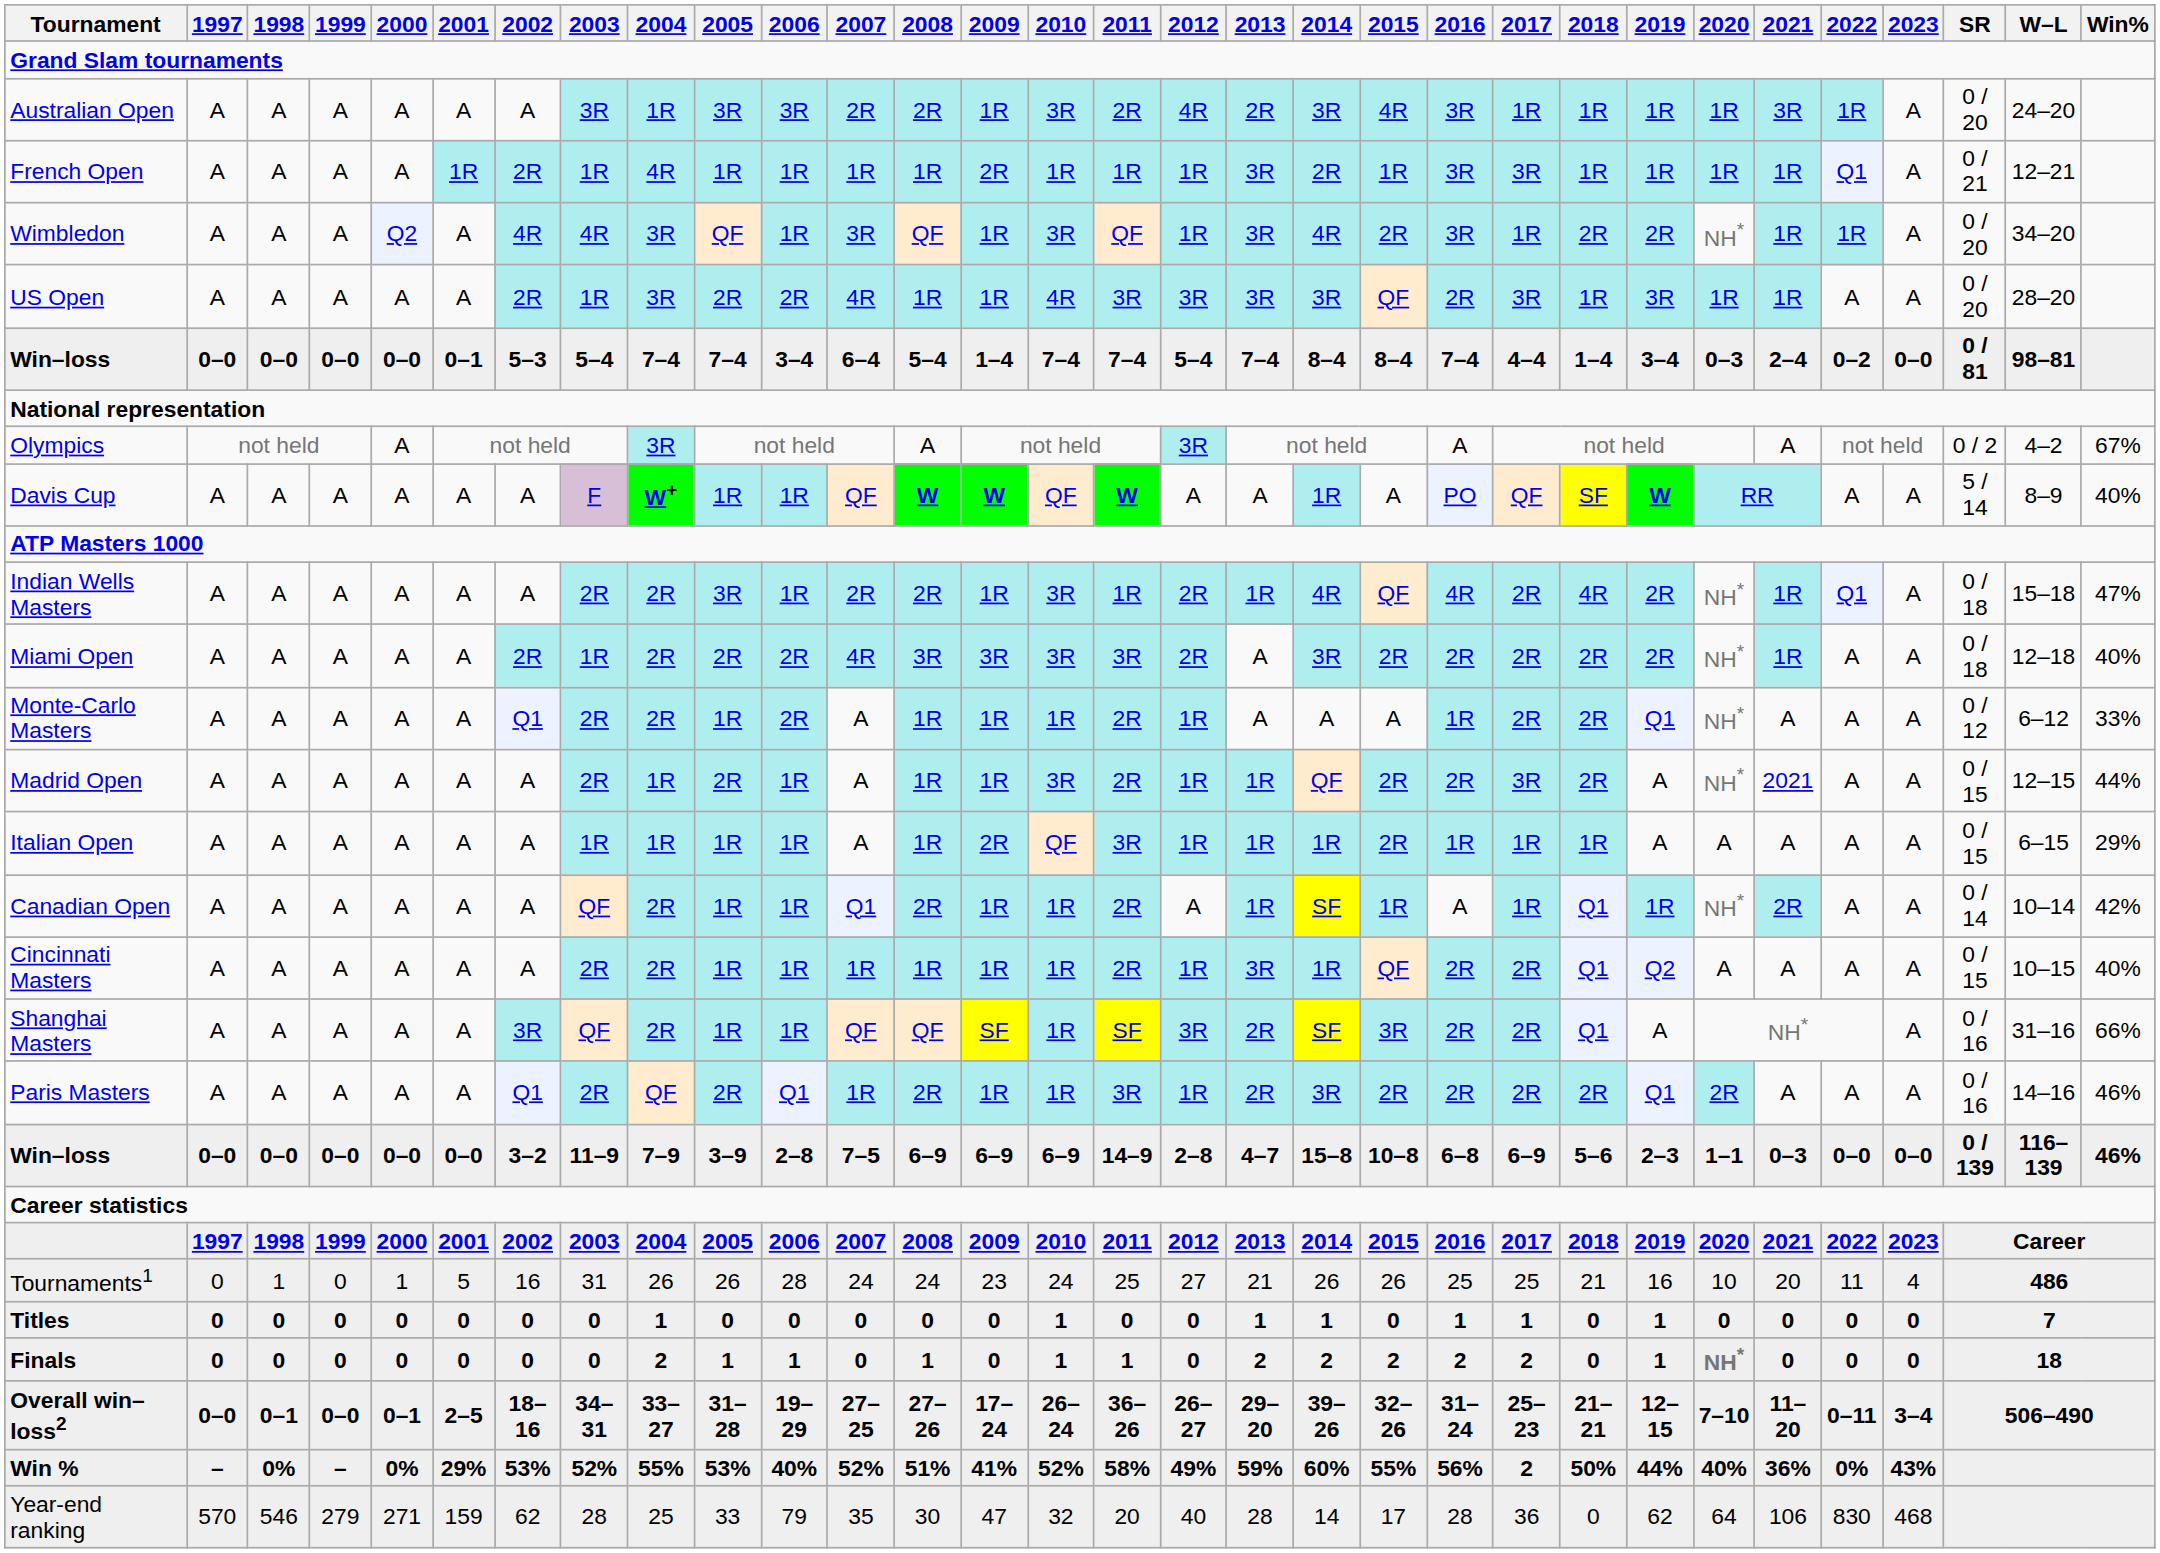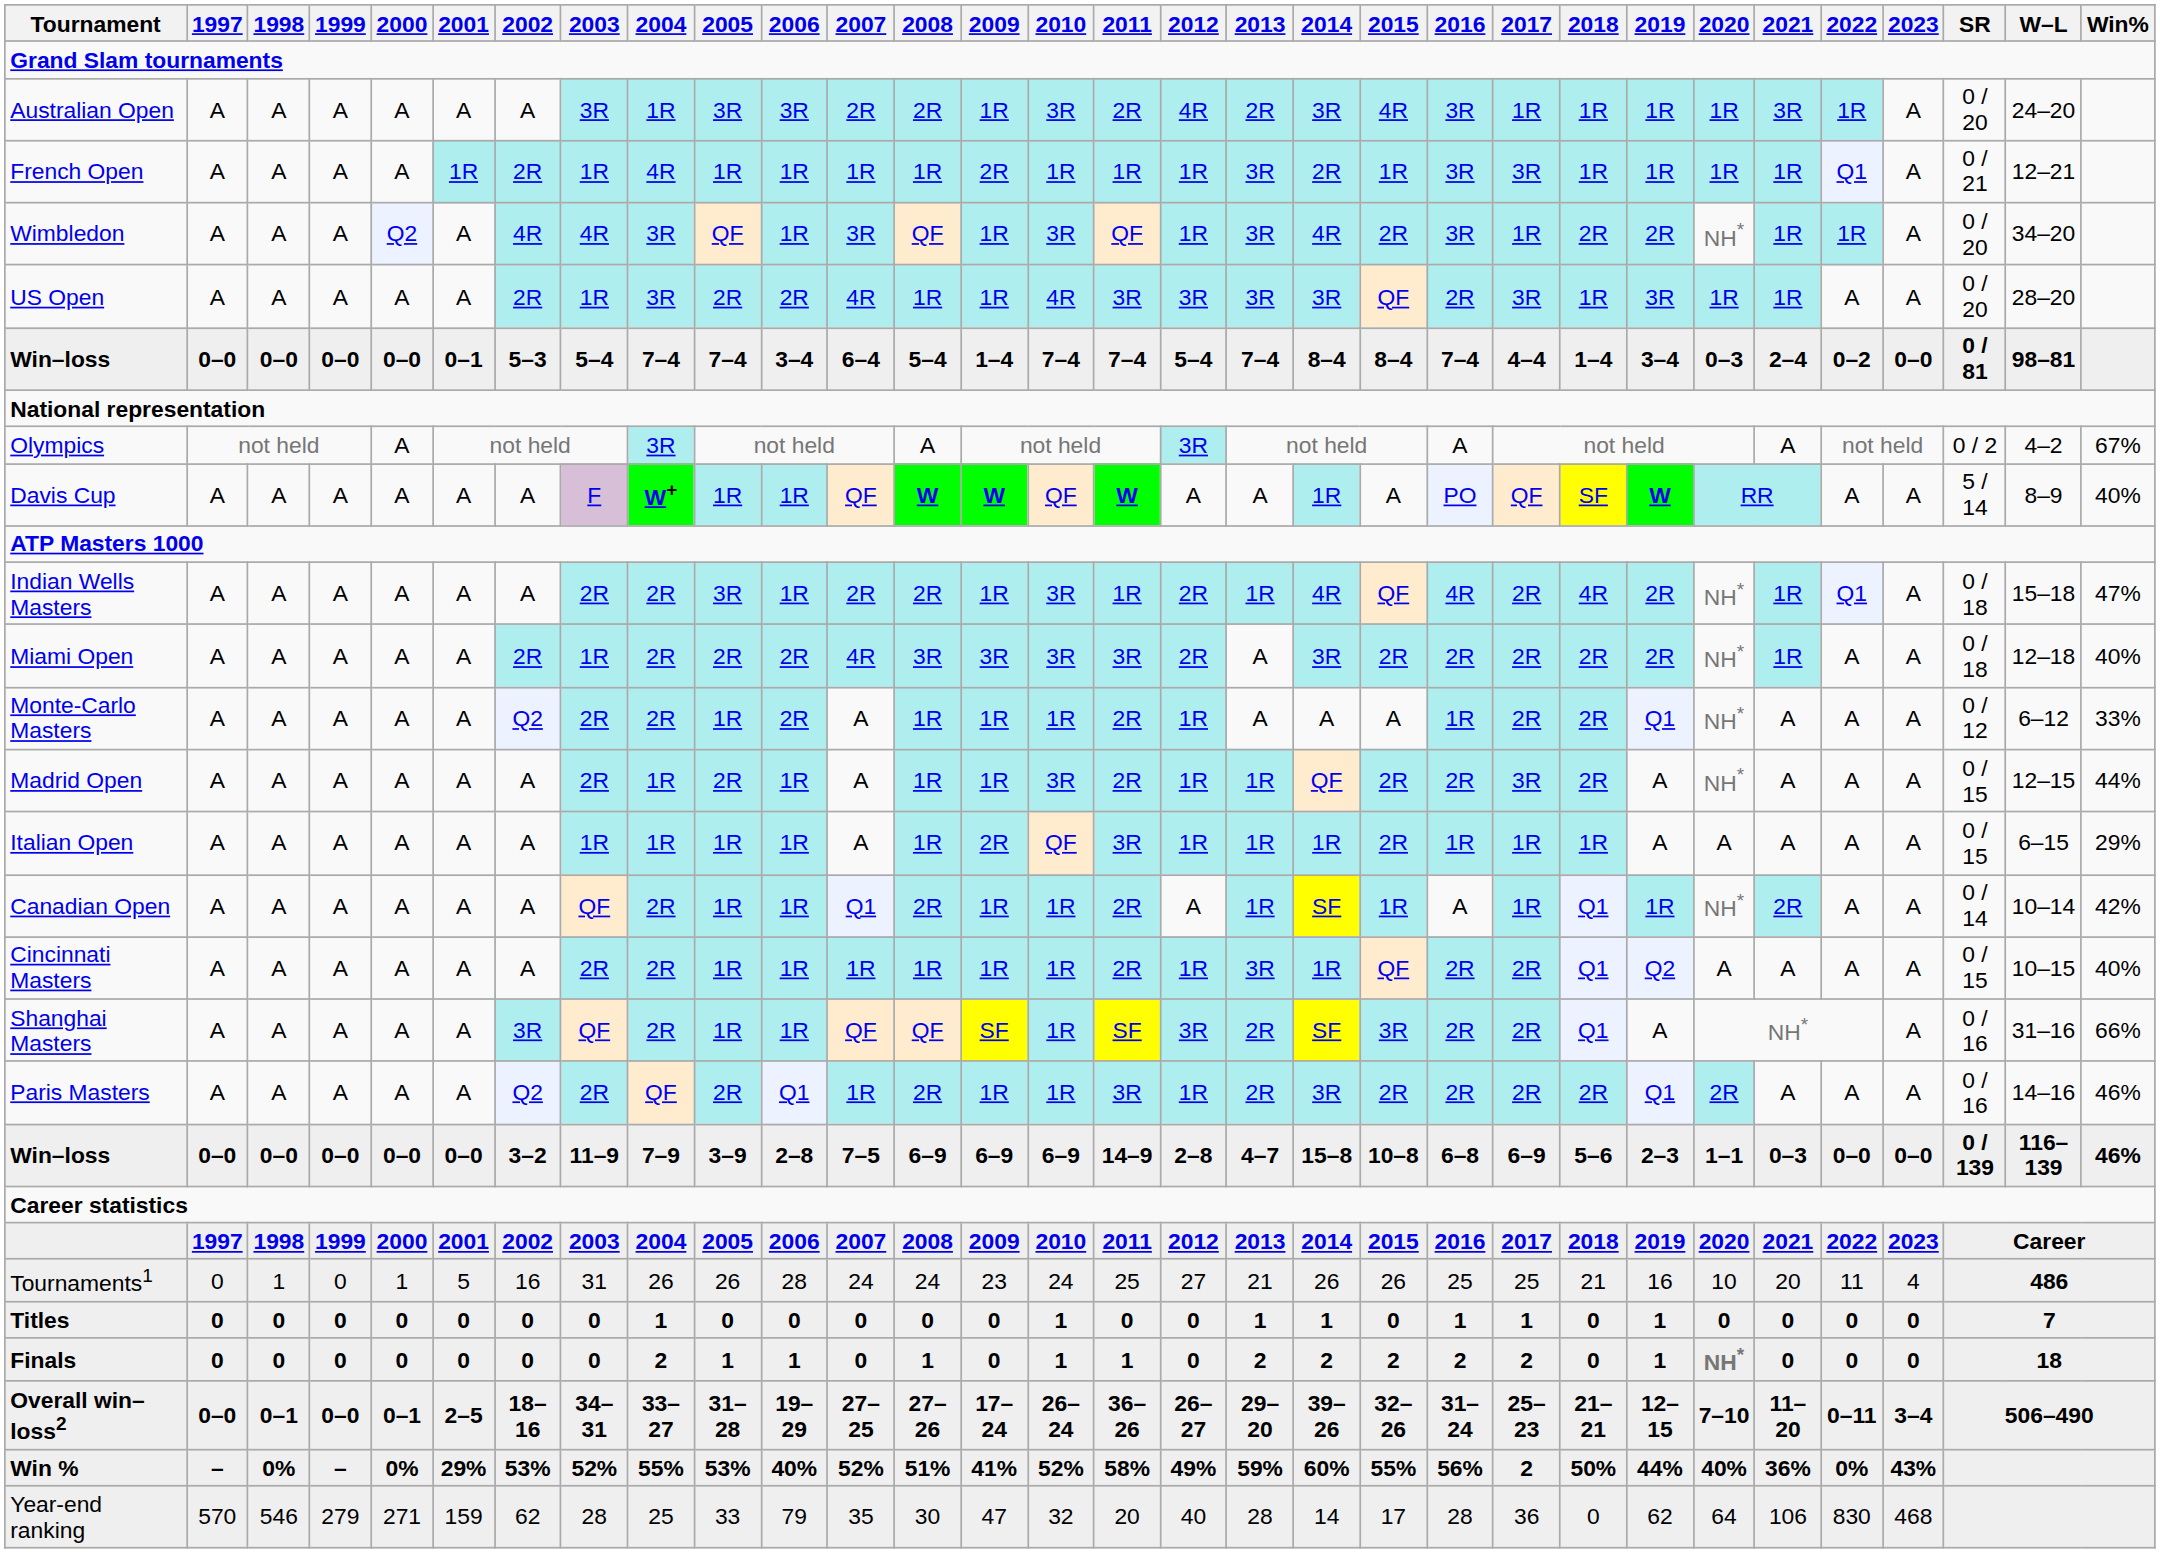(528, 719) Q1 -> (528, 719) Q2
(1788, 781) 2021 -> (1788, 781) A
(528, 1093) Q1 -> (528, 1093) Q2
